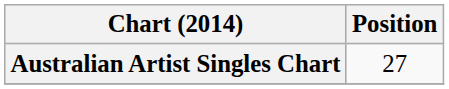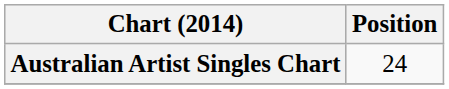(395, 63) 27 -> (395, 63) 24
